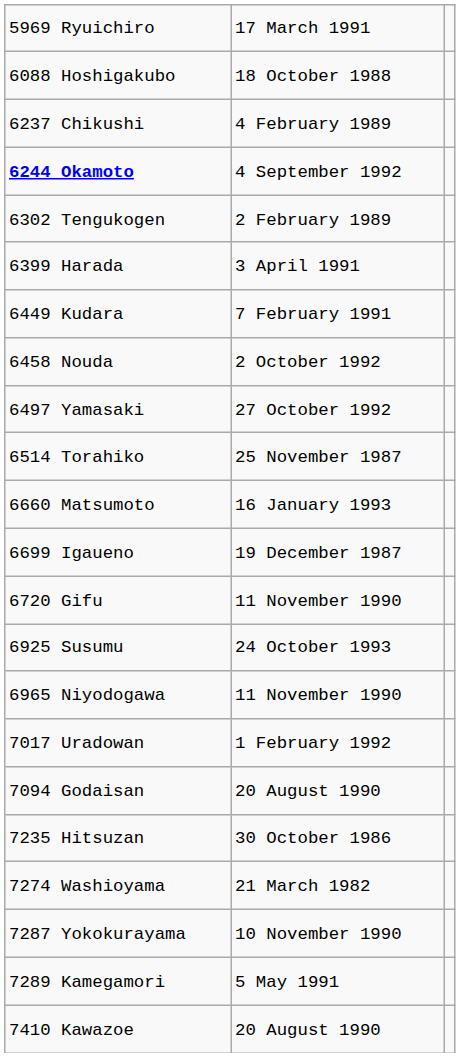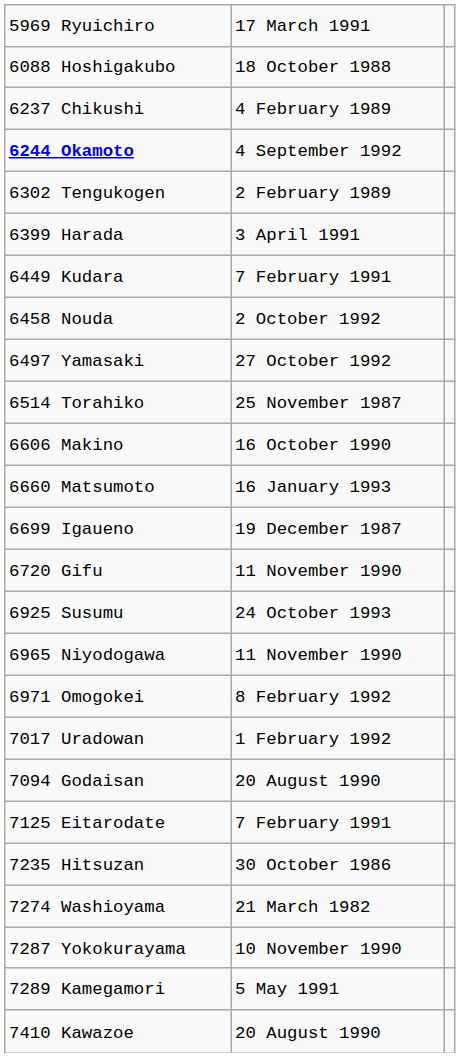+ row: (66, 444)
+ row: (77, 696)
+ row: (87, 822)
